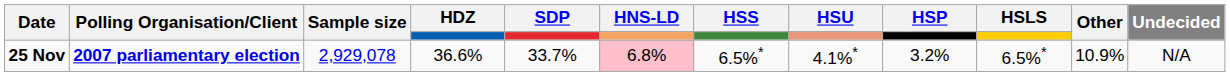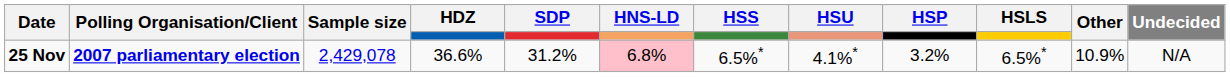(357, 55) 2,929,078 -> (357, 55) 2,429,078
(552, 55) 33.7% -> (552, 55) 31.2%
